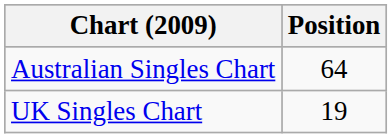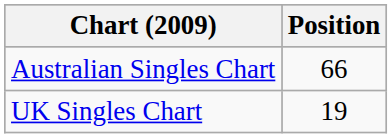(334, 68) 64 -> (334, 68) 66
